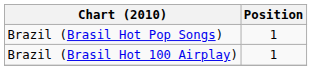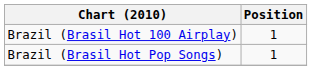rows swapped: (123, 55) <-> (115, 35)
